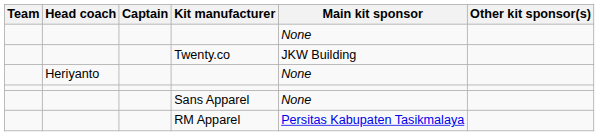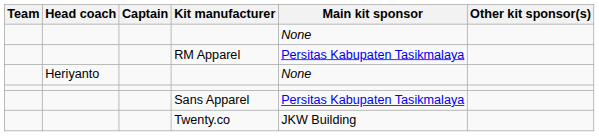rows swapped: (81, 55) <-> (81, 120)
(296, 100) None -> (373, 100) Persitas Kabupaten Tasikmalaya
